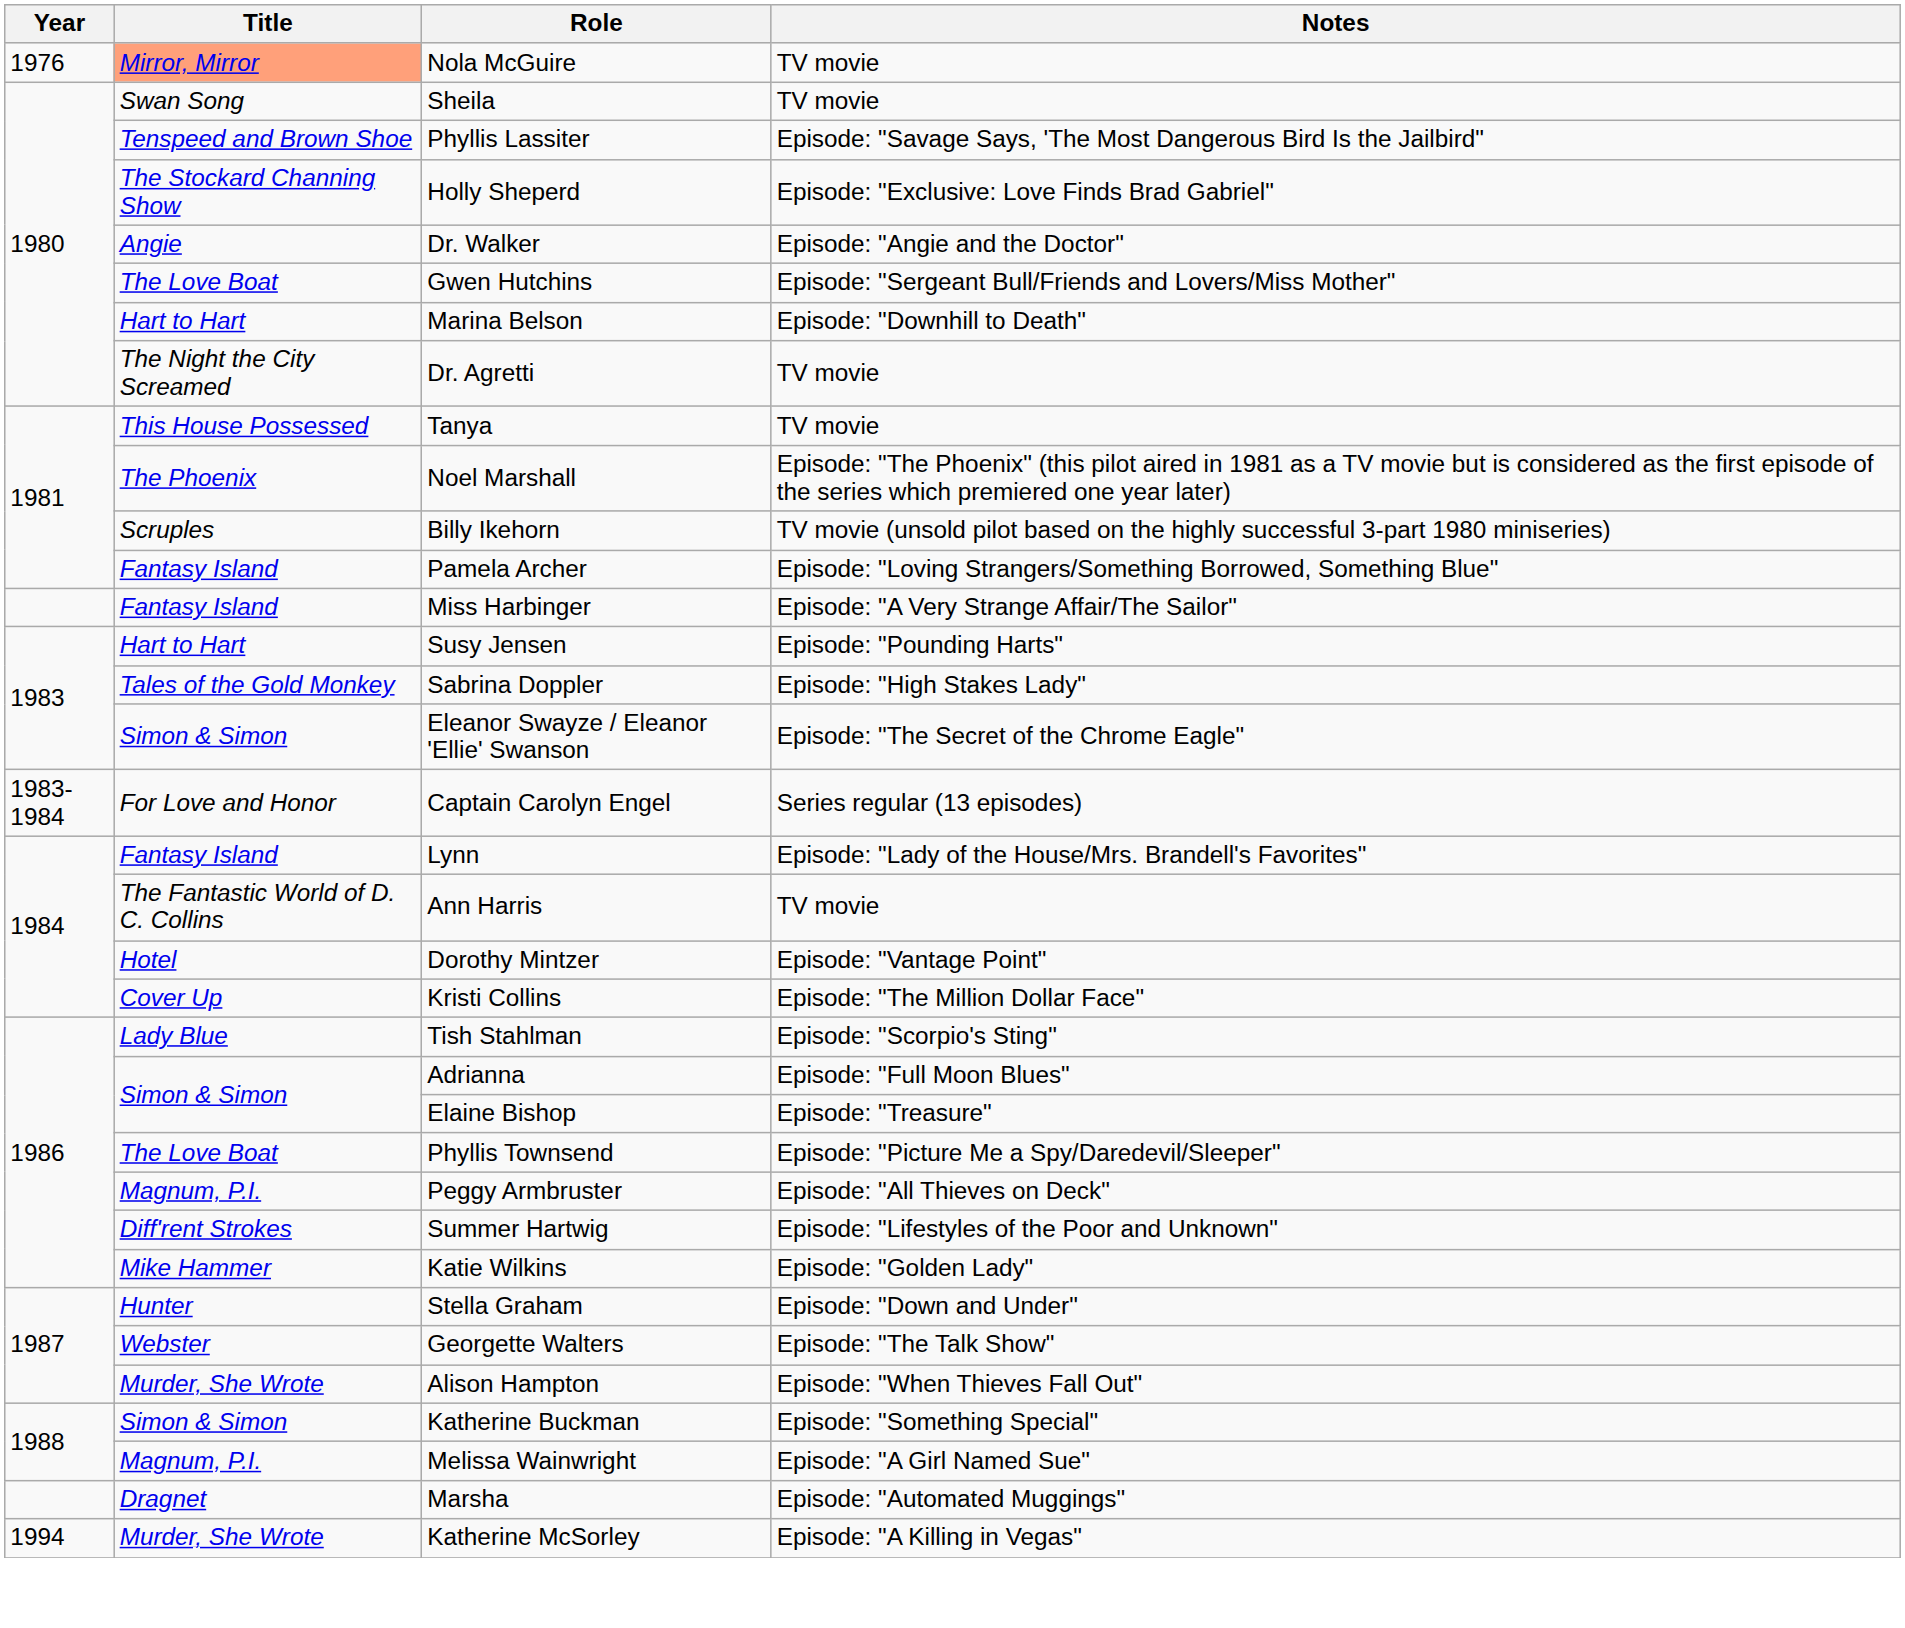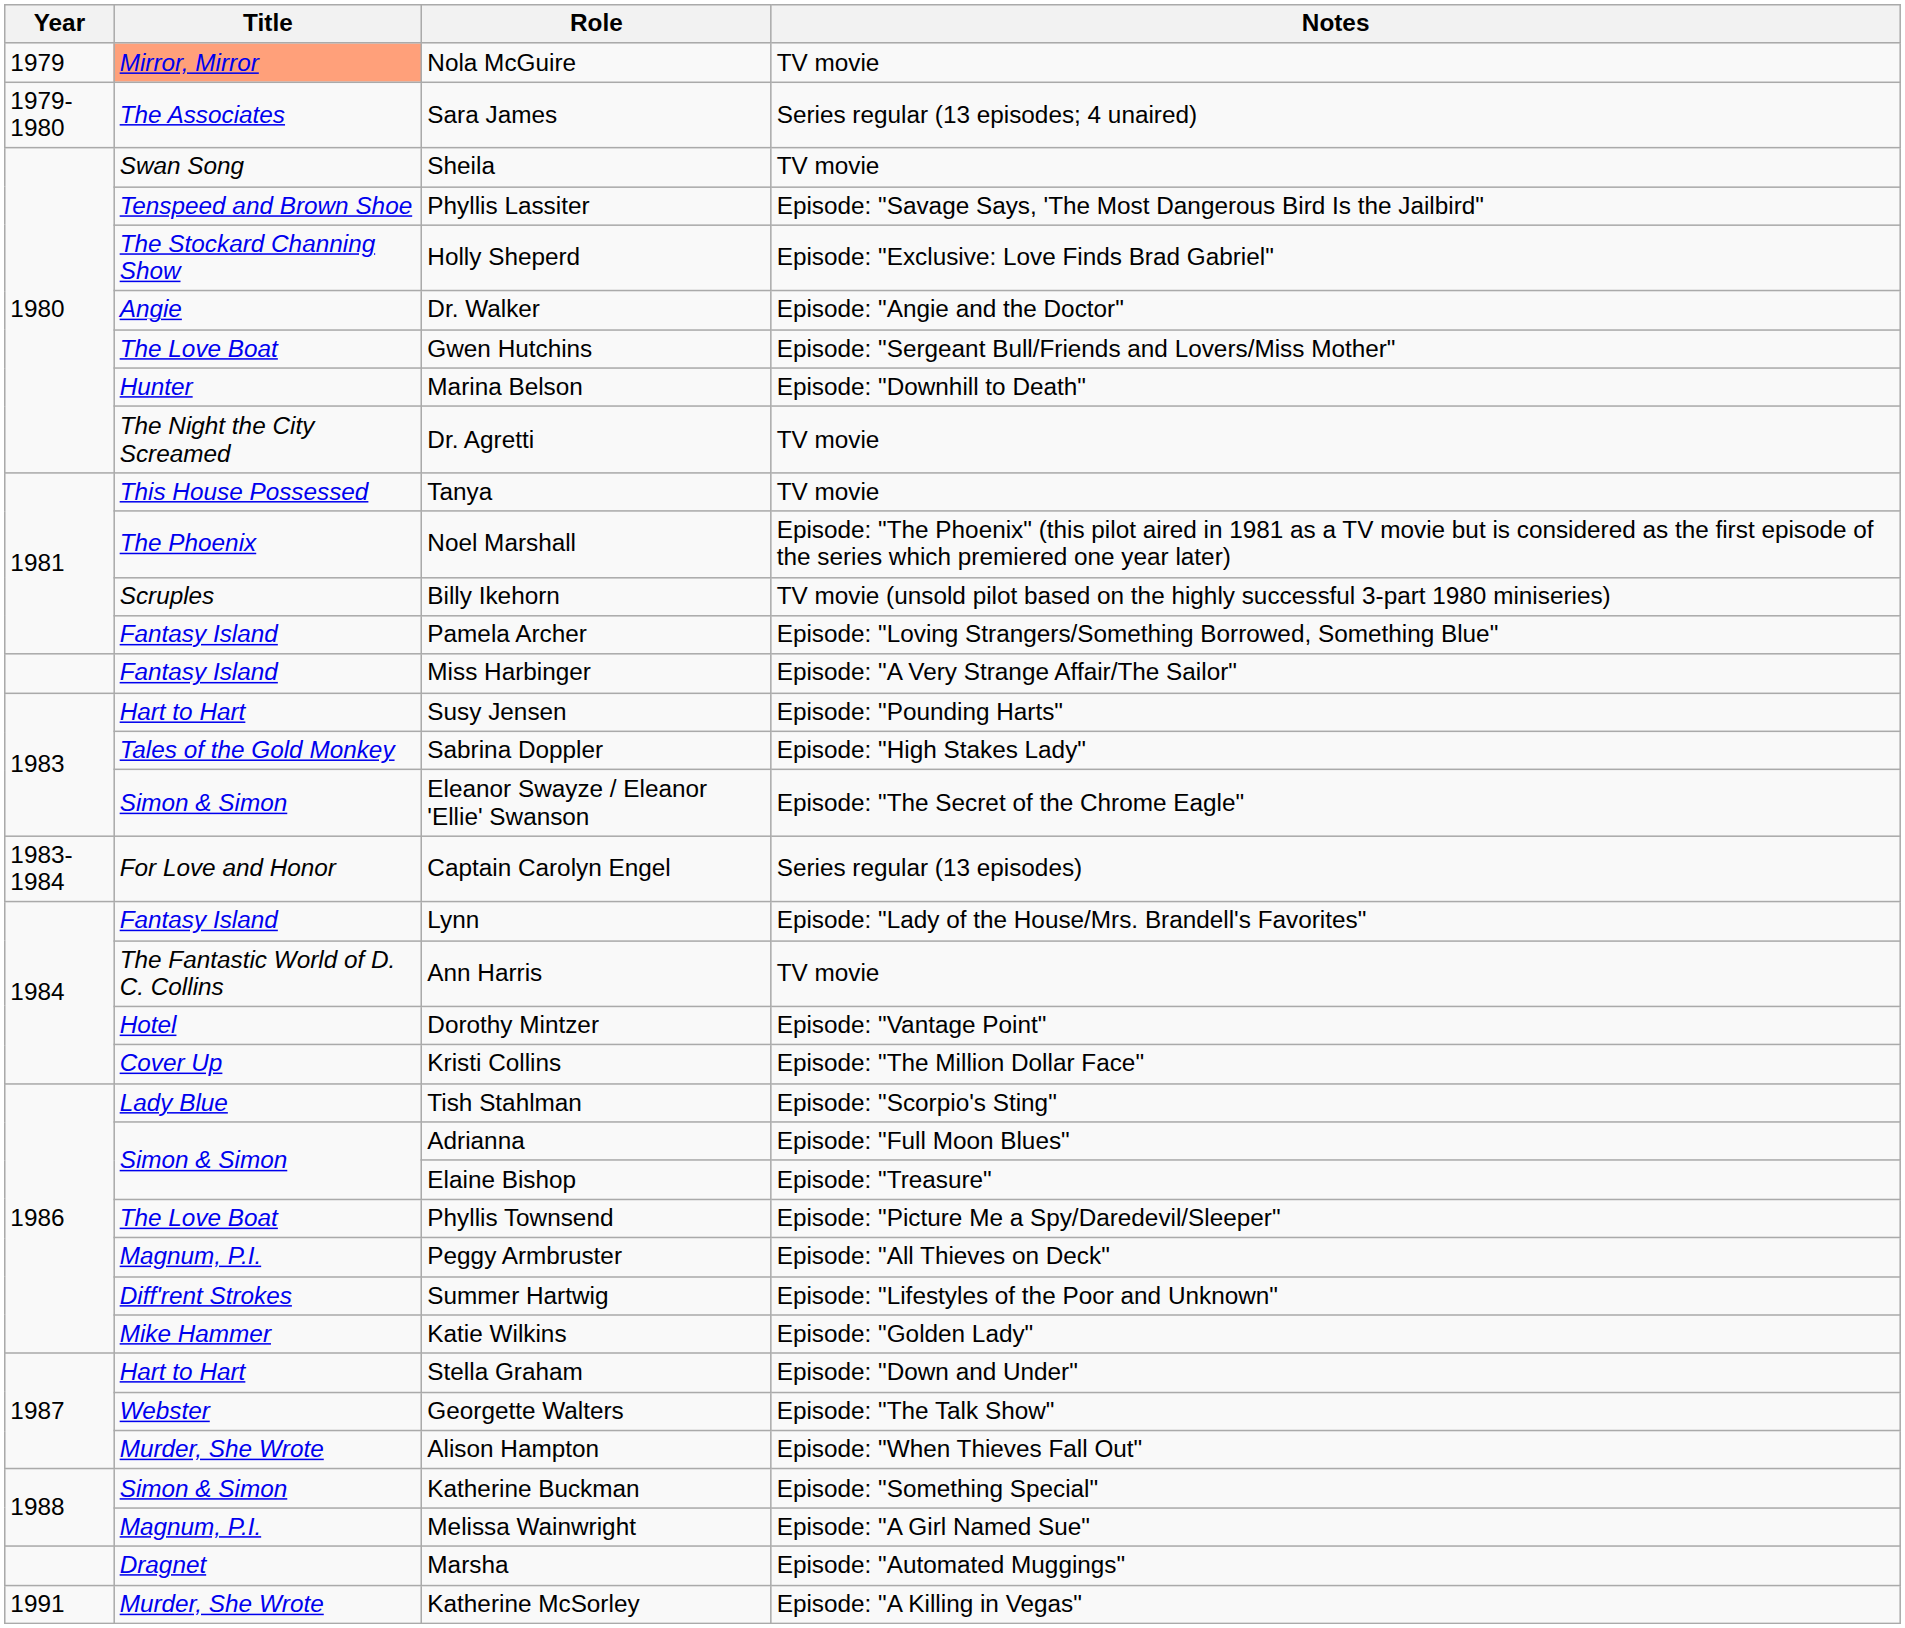(37, 62) 1976 -> (37, 62) 1979
+ row: (492, 114)
(183, 321) Hart to Hart -> (156, 387) Hunter
(156, 1306) Hunter -> (183, 1372) Hart to Hart
(37, 1537) 1994 -> (37, 1603) 1991
